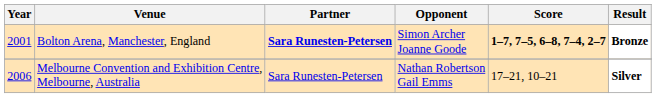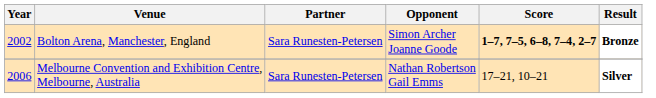(19, 41) 2001 -> (19, 41) 2002
(330, 41) bold -> (325, 41) normal
